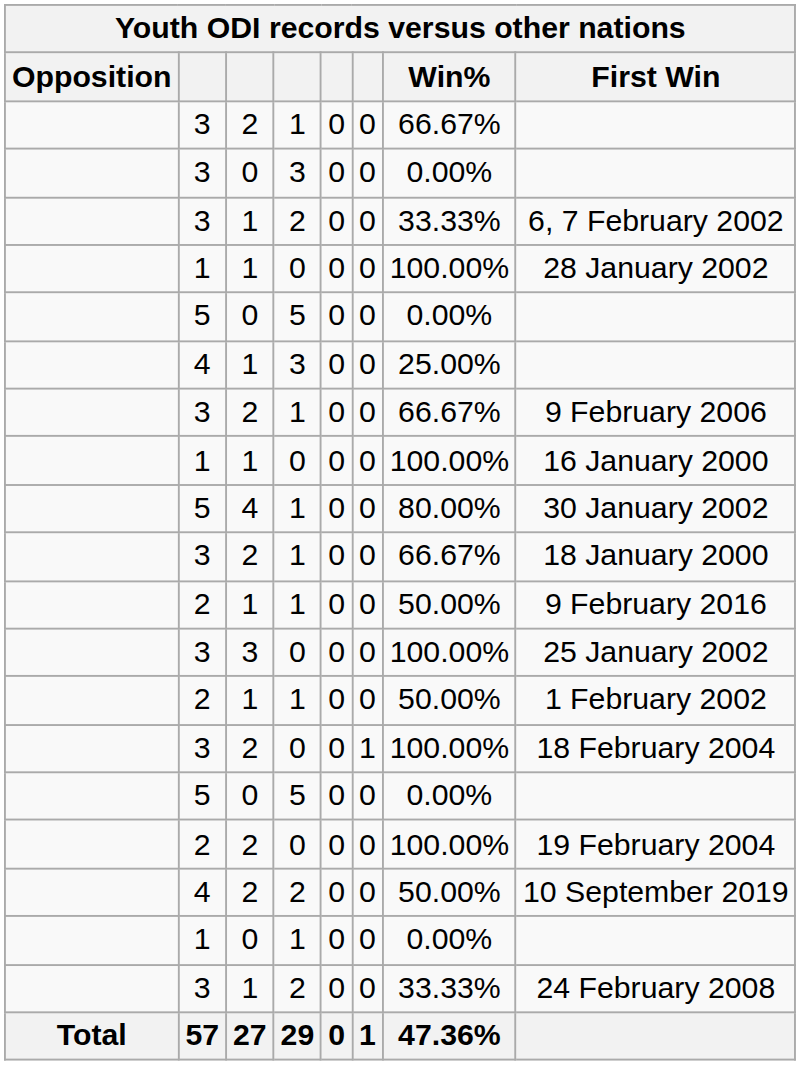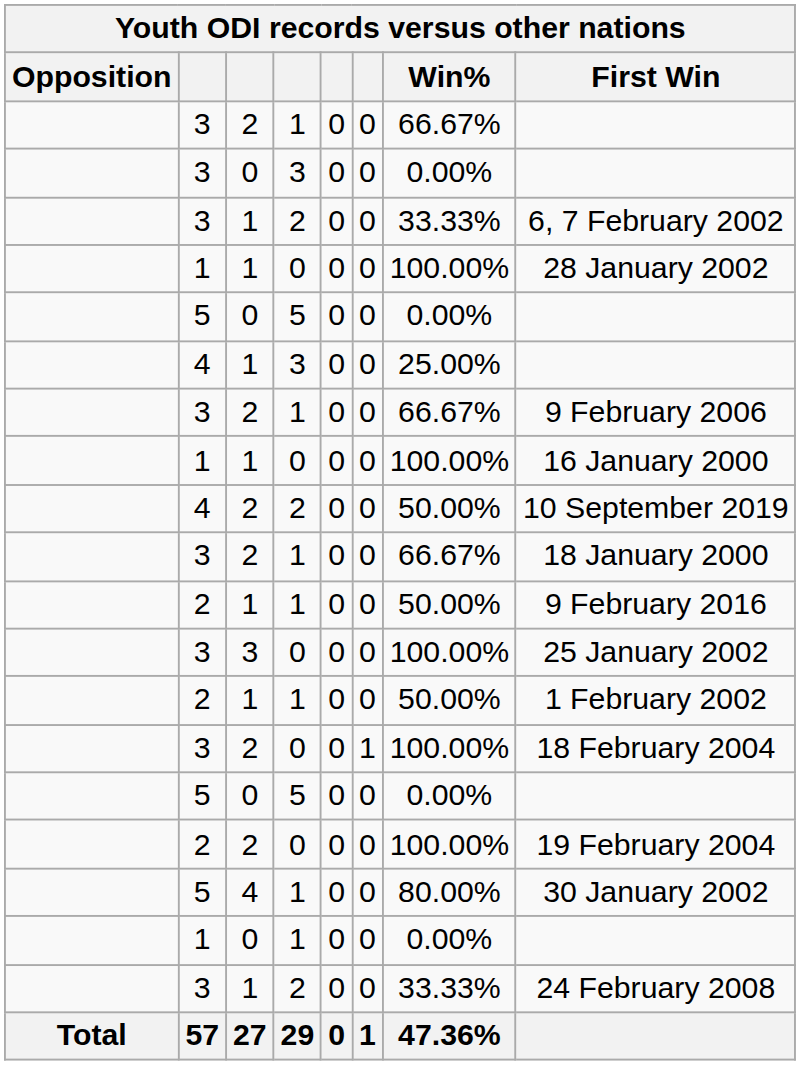rows swapped: (202, 508) <-> (202, 891)
